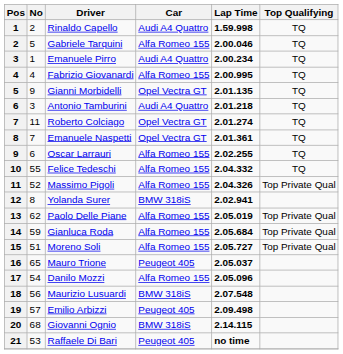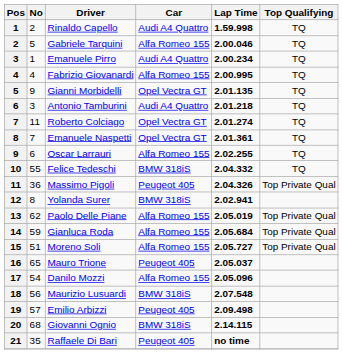(174, 168) Alfa Romeo 155 -> (164, 168) BMW 318iS
(35, 184) 52 -> (35, 184) 36
(174, 184) Alfa Romeo 155 -> (166, 184) Peugeot 405
(35, 340) 53 -> (35, 340) 35
